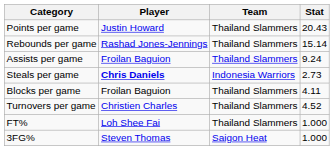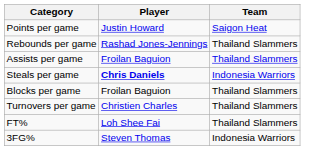- column: (315, 12)
(255, 28) Thailand Slammers -> (239, 28) Saigon Heat
(239, 138) Saigon Heat -> (254, 138) Indonesia Warriors
